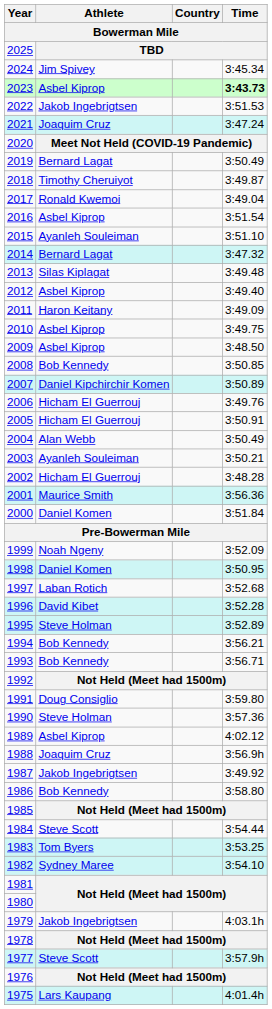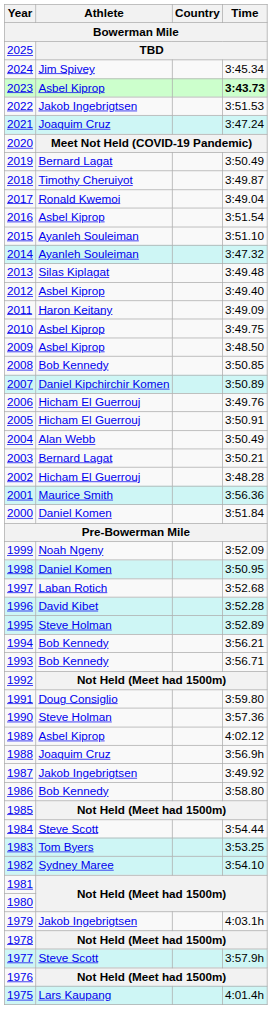(75, 254) Bernard Lagat -> (89, 254) Ayanleh Souleiman
(89, 458) Ayanleh Souleiman -> (75, 458) Bernard Lagat
